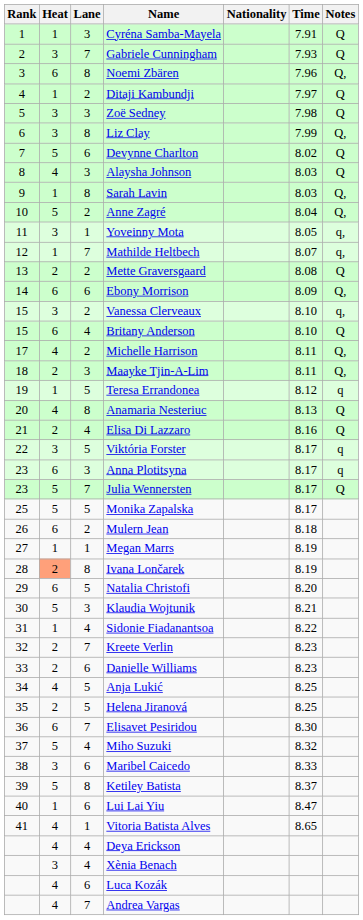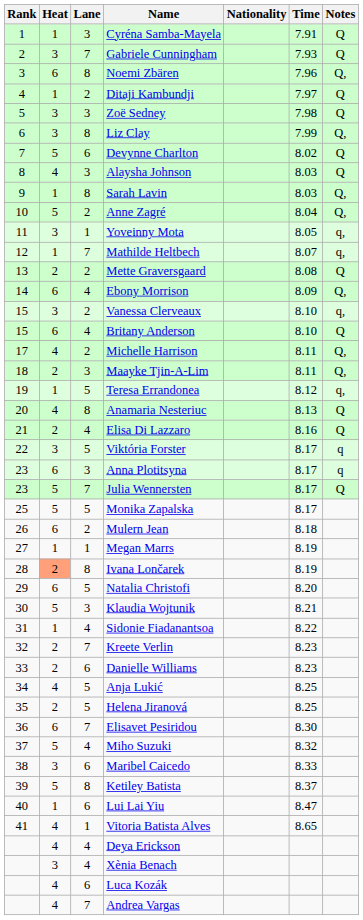(87, 291) 6 -> (87, 291) 4
(340, 390) q -> (340, 390) q,
